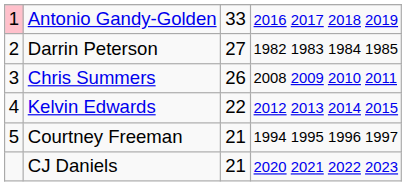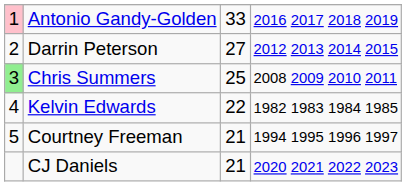(326, 49) 1982 1983 1984 1985 -> (326, 49) 2012 2013 2014 2015
(14, 78) no background -> (14, 78) lightgreen background
(235, 78) 26 -> (235, 78) 25
(326, 108) 2012 2013 2014 2015 -> (326, 108) 1982 1983 1984 1985
